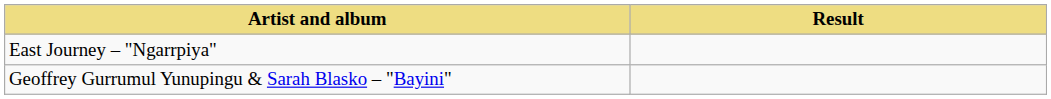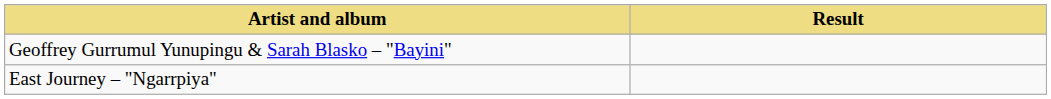rows swapped: (113, 49) <-> (230, 79)
